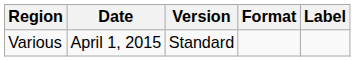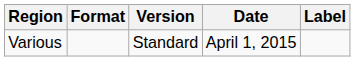columns swapped: (116, 17) <-> (269, 17)
